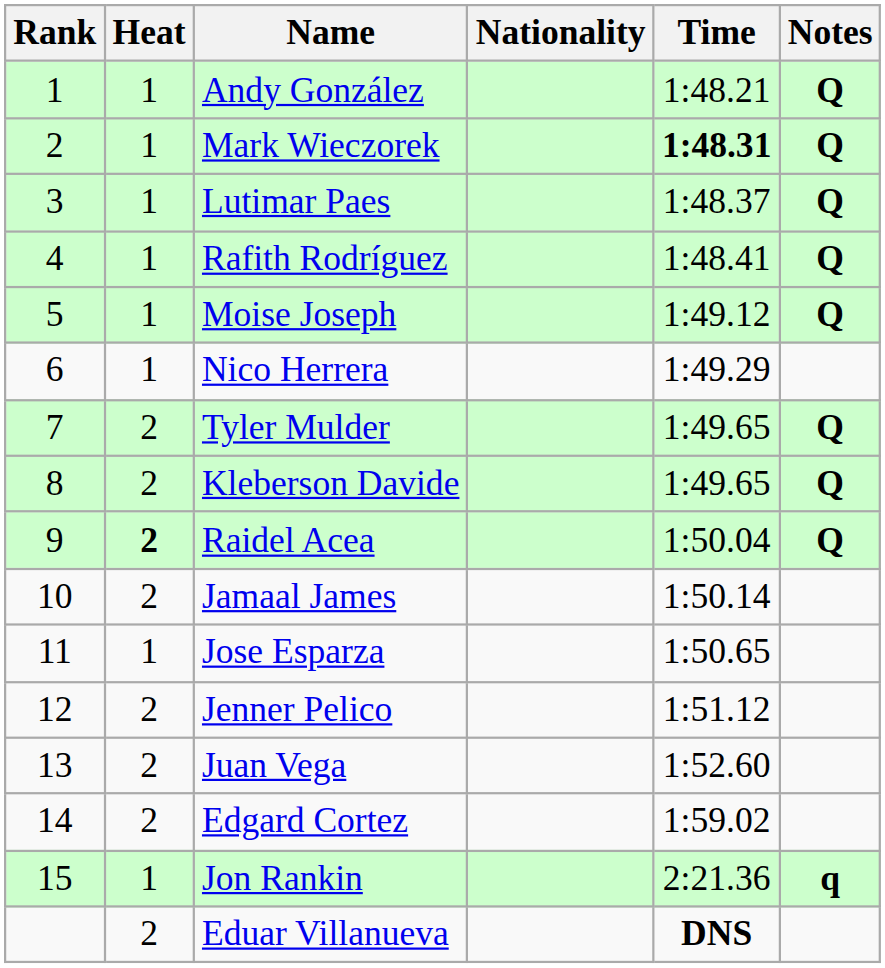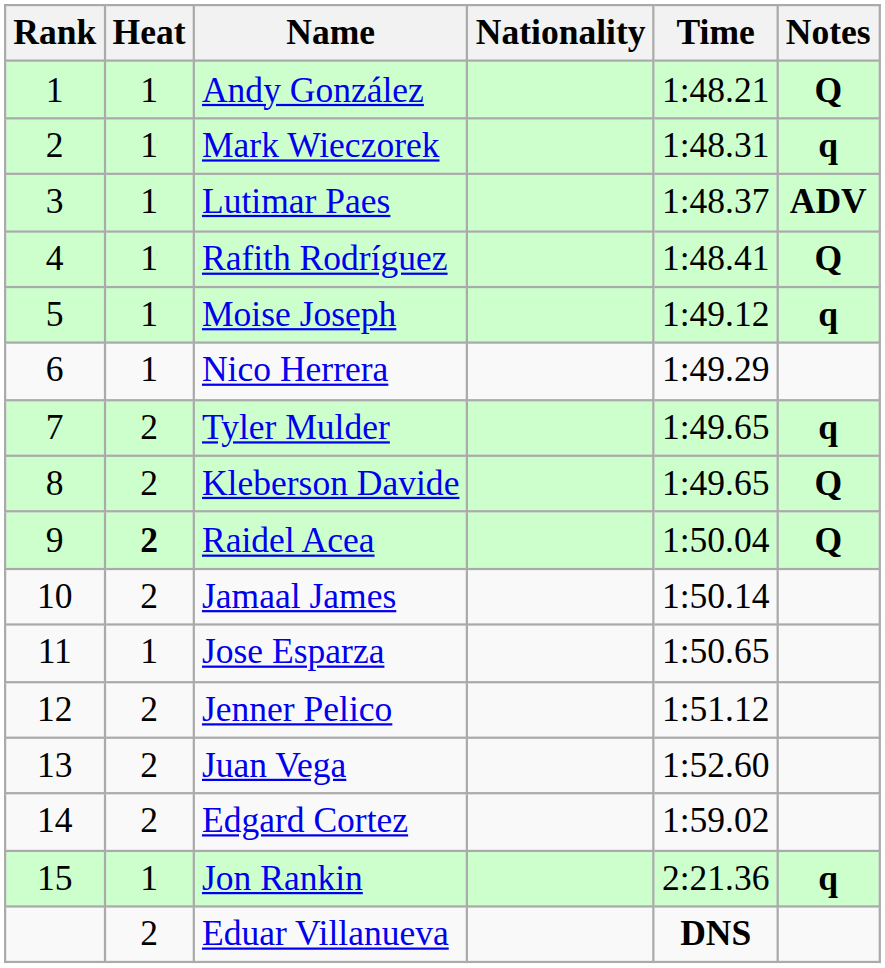(717, 145) bold -> (716, 145) normal
(830, 145) Q -> (828, 145) q
(830, 201) Q -> (828, 201) ADV
(830, 314) Q -> (828, 314) q
(830, 426) Q -> (828, 426) q
